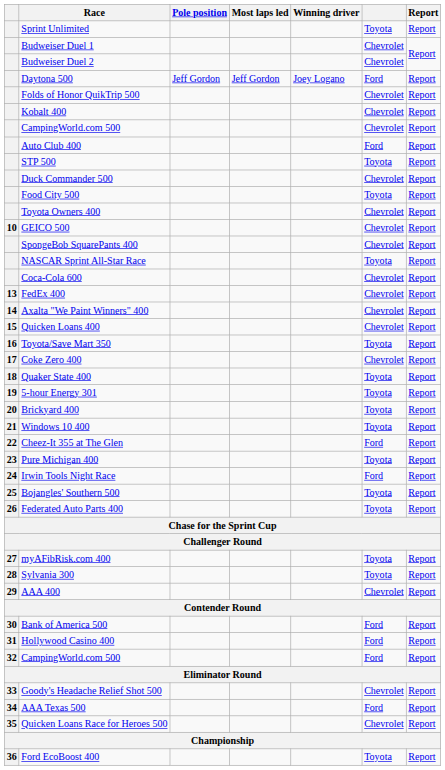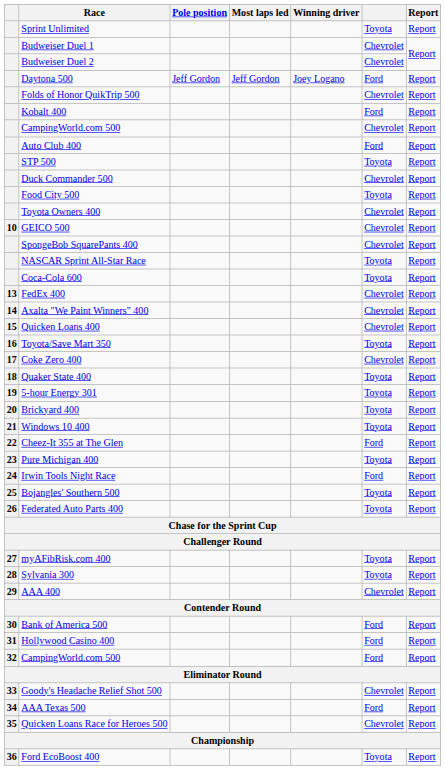(384, 112) Chevrolet -> (374, 112) Ford
(384, 277) Chevrolet -> (378, 277) Toyota
